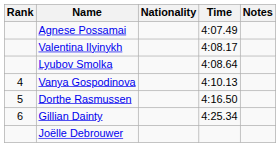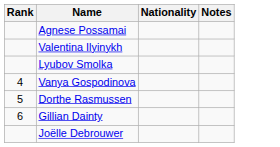- column: (219, 13)
